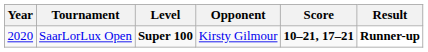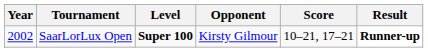(20, 36) 2020 -> (20, 36) 2002
(319, 36) bold -> (319, 36) normal
